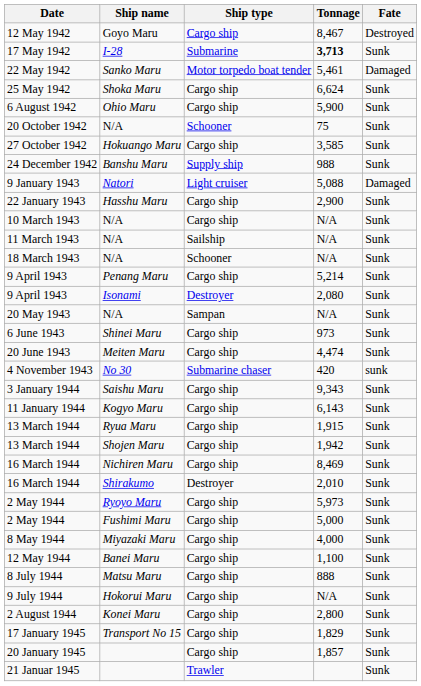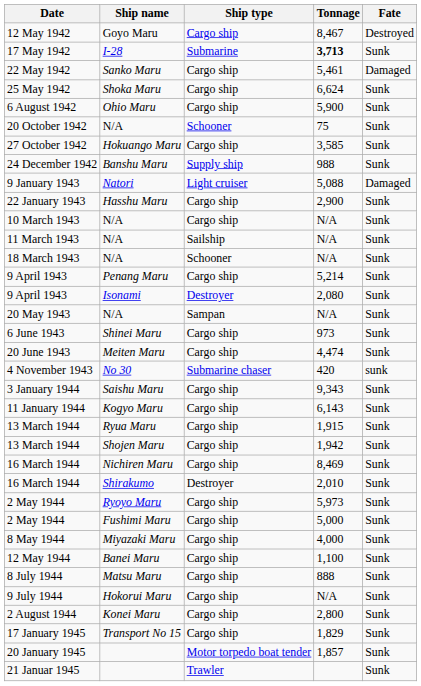(249, 70) Motor torpedo boat tender -> (212, 70) Cargo ship
(212, 652) Cargo ship -> (249, 652) Motor torpedo boat tender
